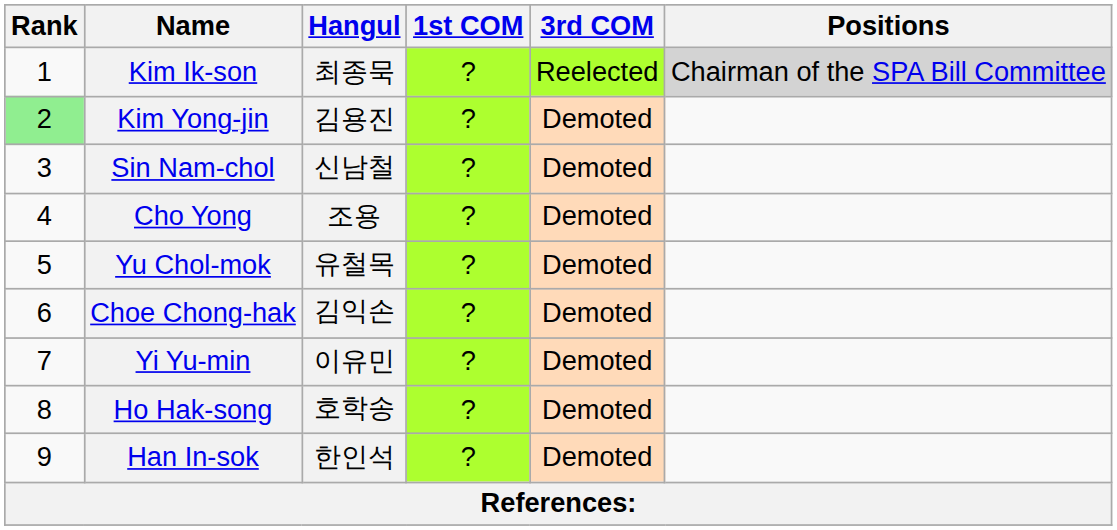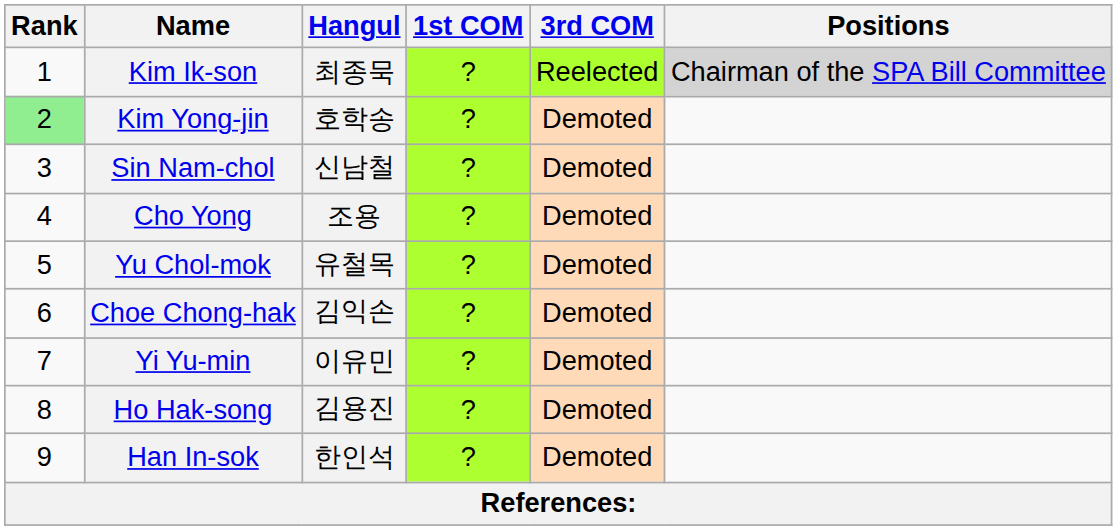(354, 119) 김용진 -> (354, 119) 호학송
(354, 408) 호학송 -> (354, 408) 김용진
